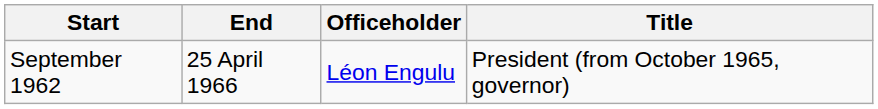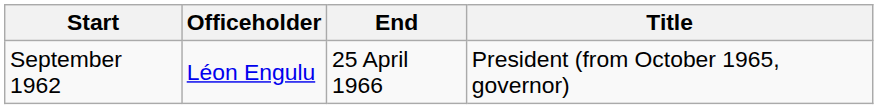columns swapped: (251, 22) <-> (394, 22)
